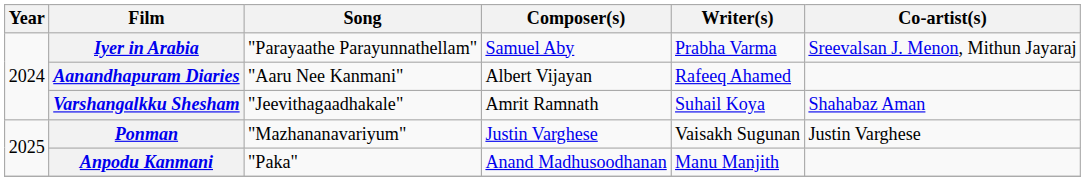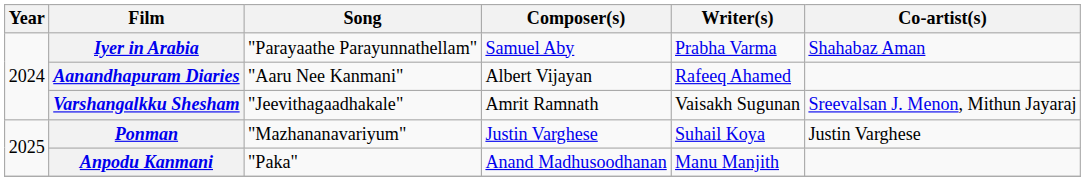(942, 47) Sreevalsan J. Menon, Mithun Jayaraj -> (867, 47) Shahabaz Aman
(720, 104) Suhail Koya -> (738, 104) Vaisakh Sugunan
(867, 104) Shahabaz Aman -> (942, 104) Sreevalsan J. Menon, Mithun Jayaraj
(738, 133) Vaisakh Sugunan -> (720, 133) Suhail Koya
